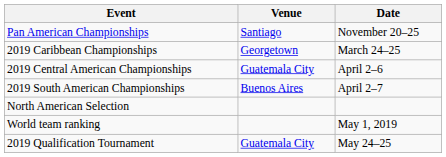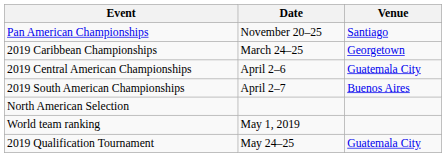columns swapped: (388, 13) <-> (286, 13)
